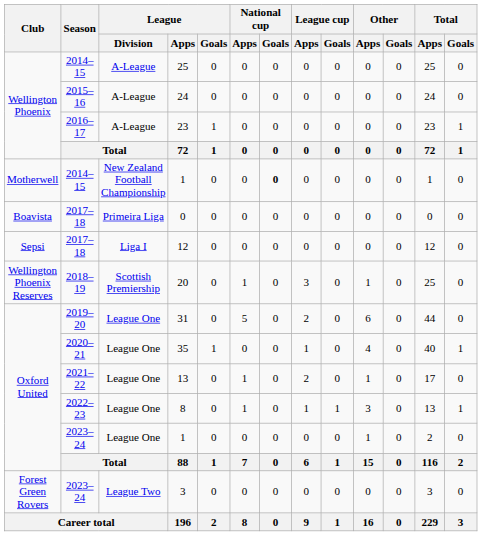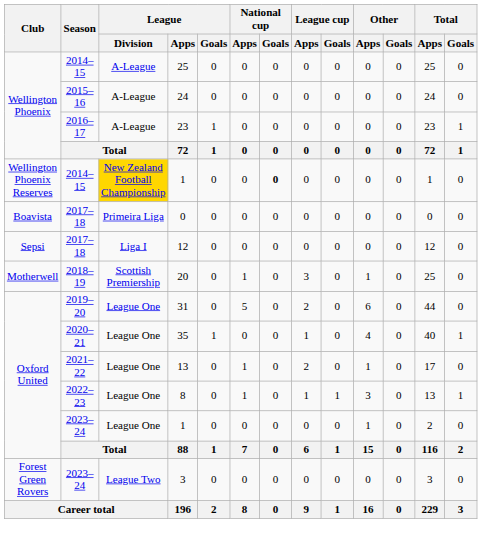(33, 180) Motherwell -> (33, 180) Wellington Phoenix Reserves
(133, 180) no background -> (133, 180) gold background
(33, 282) Wellington Phoenix Reserves -> (33, 276) Motherwell
